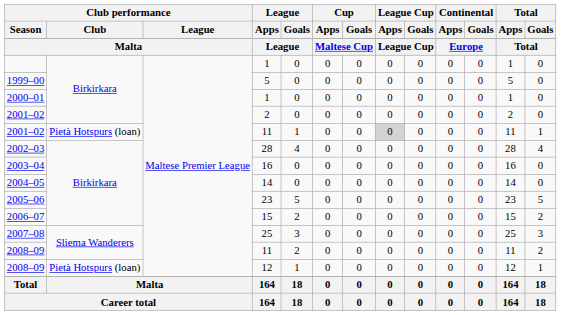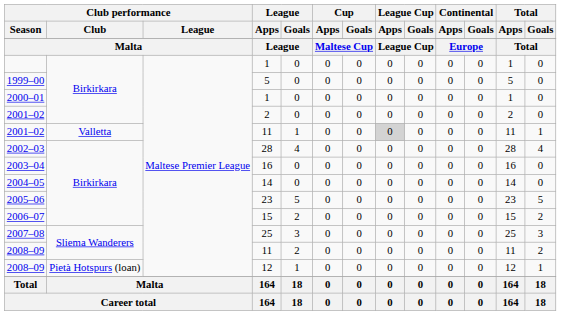(95, 132) Pietà Hotspurs (loan) -> (95, 132) Valletta
